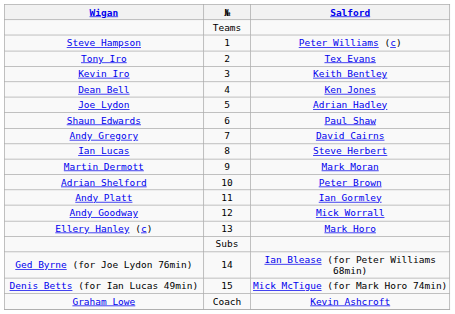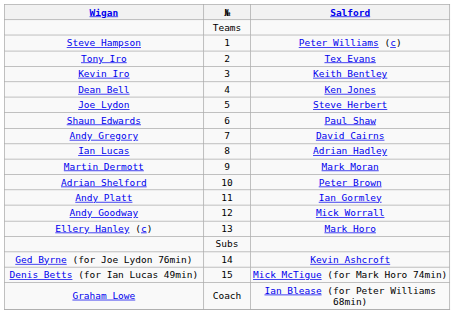(350, 105) Adrian Hadley -> (350, 105) Steve Herbert
(350, 151) Steve Herbert -> (350, 151) Adrian Hadley
(350, 265) Ian Blease (for Peter Williams 68min) -> (350, 260) Kevin Ashcroft
(350, 301) Kevin Ashcroft -> (350, 296) Ian Blease (for Peter Williams 68min)
